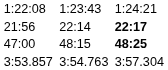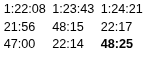(75, 26) 22:14 -> (68, 26) 48:15
(131, 26) bold -> (117, 26) normal
(75, 44) 48:15 -> (68, 44) 22:14
- row: (28, 61)
